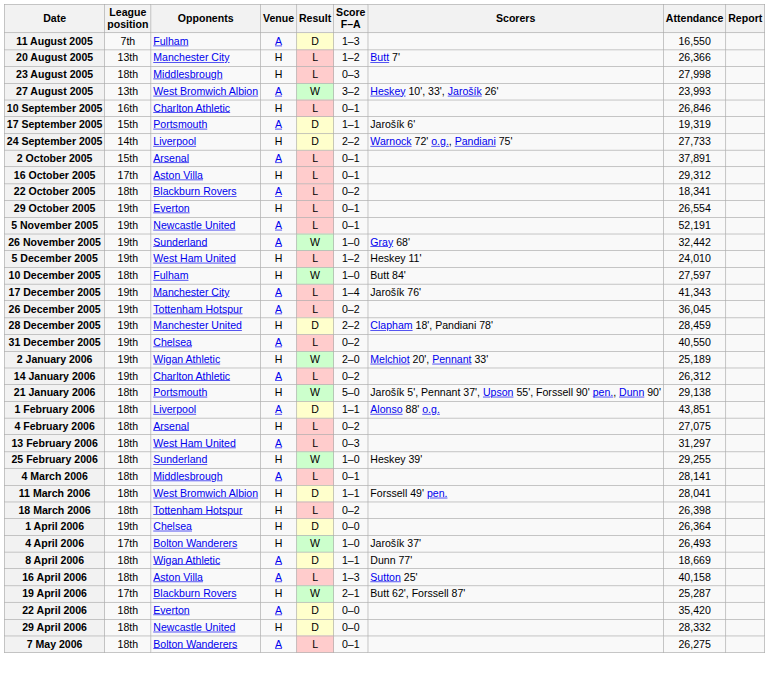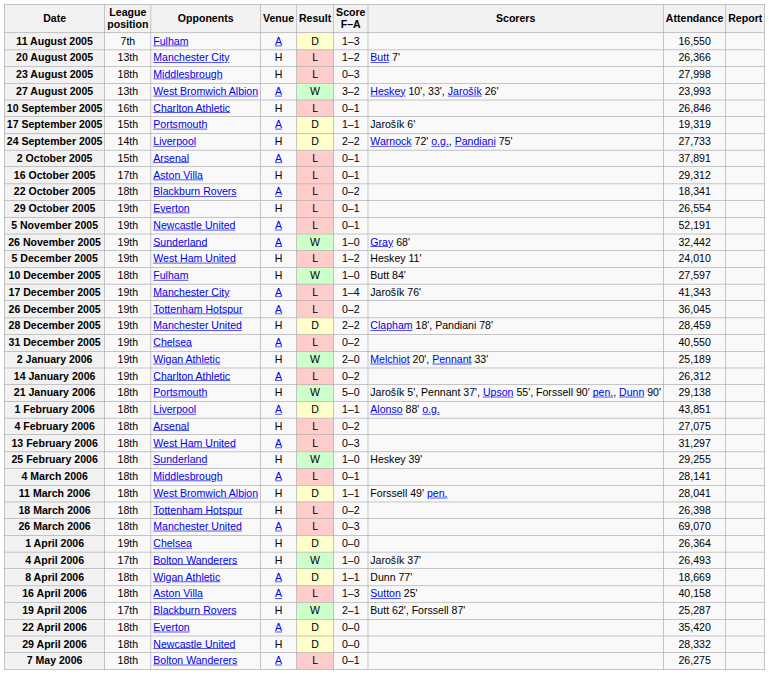+ row: (55, 527)
